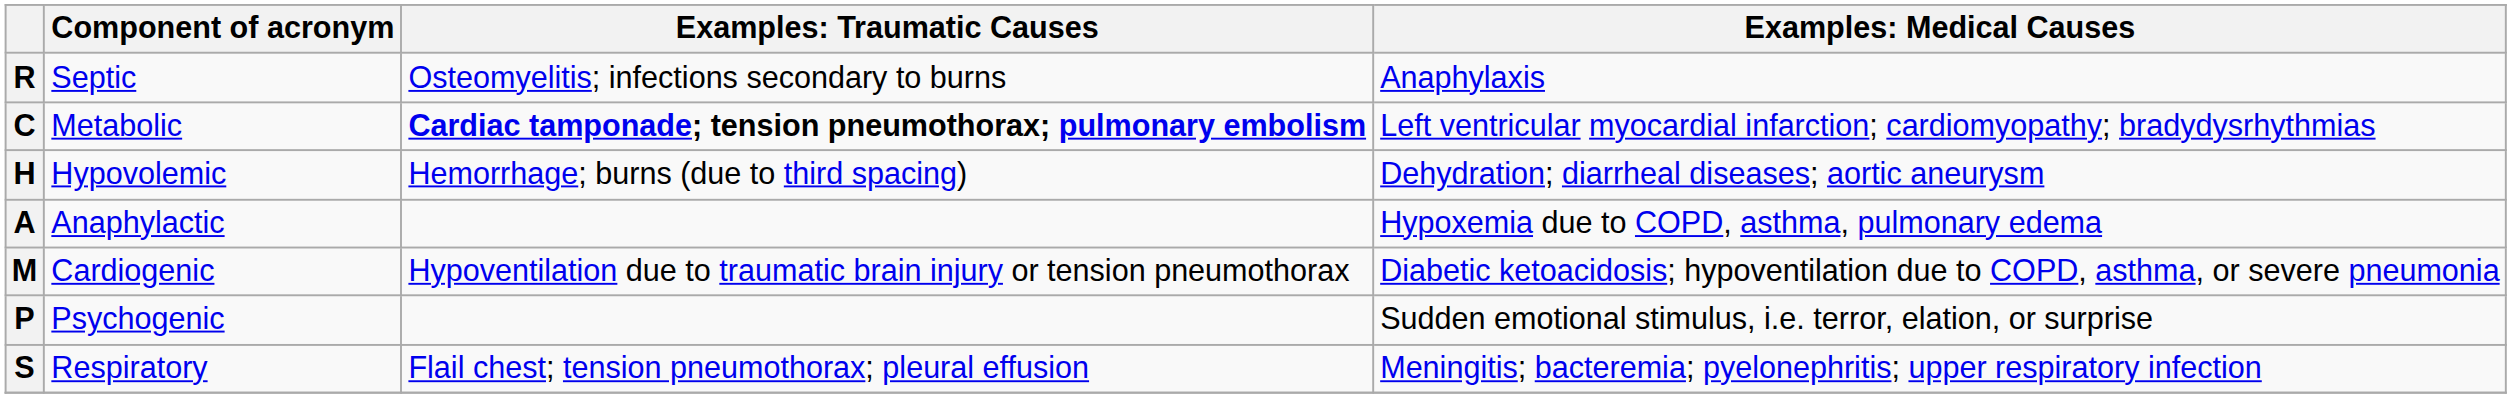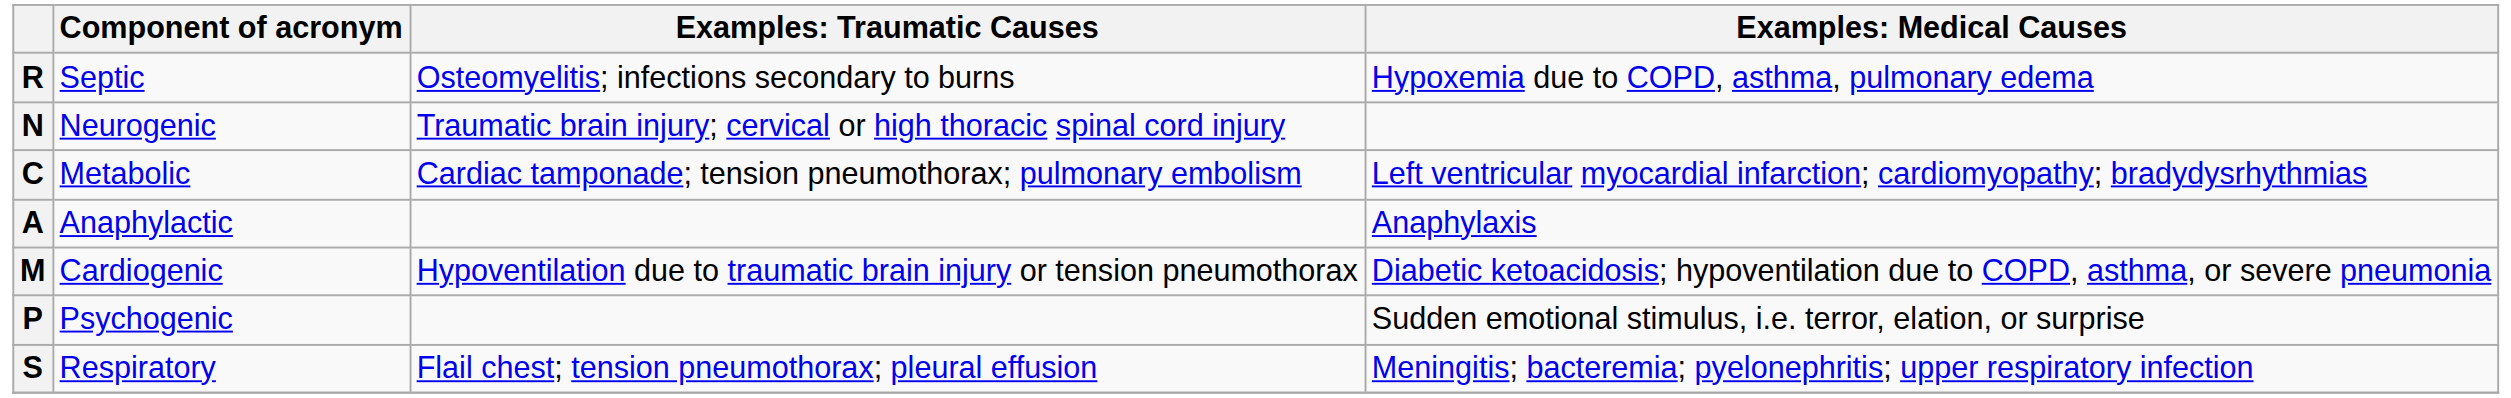(1463, 77) Anaphylaxis -> (1733, 77) Hypoxemia due to COPD, asthma, pulmonary edema
+ row: (33, 125)
(887, 125) bold -> (859, 174) normal
- row: (25, 174)
(1741, 222) Hypoxemia due to COPD, asthma, pulmonary edema -> (1454, 222) Anaphylaxis
